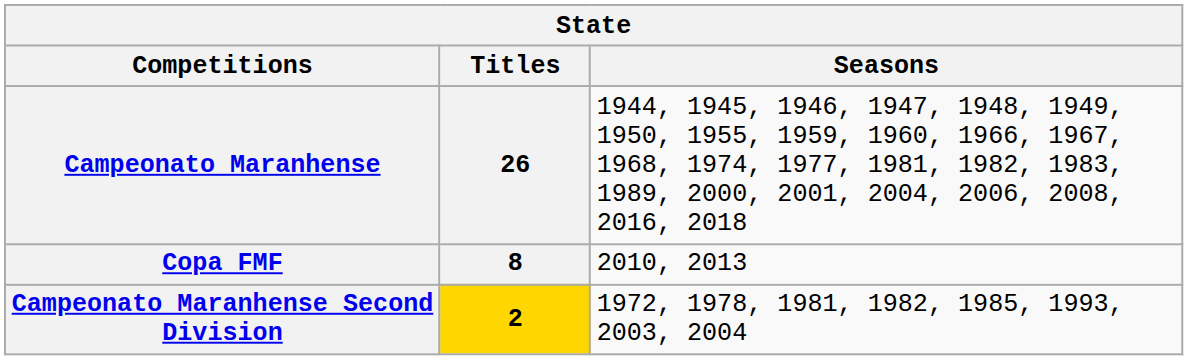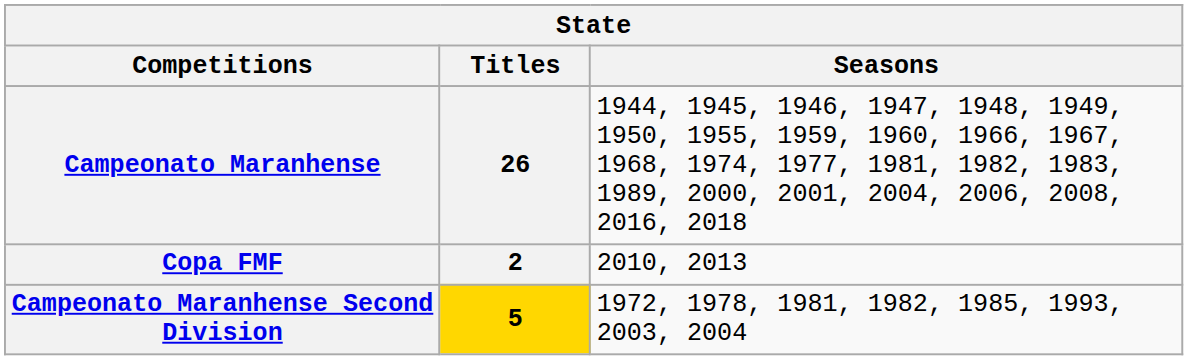(515, 264) 8 -> (515, 264) 2
(515, 319) 2 -> (515, 319) 5
